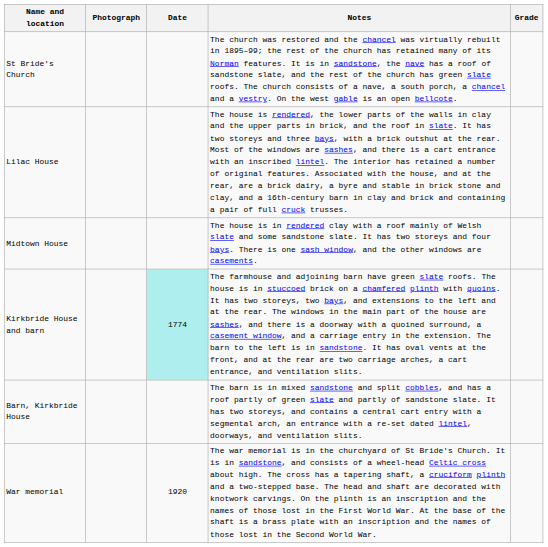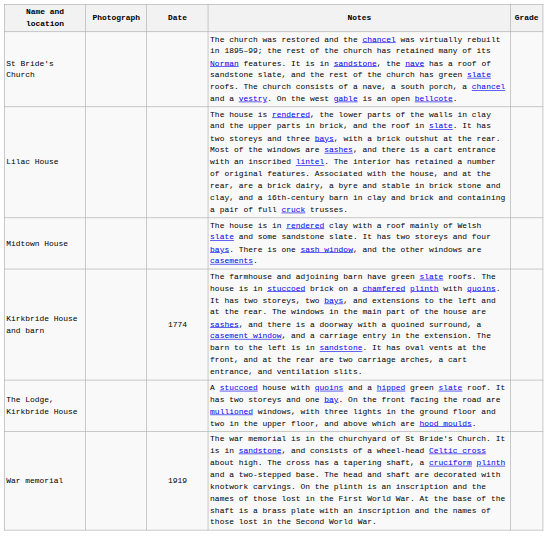(177, 324) paleturquoise background -> (177, 324) no background
- row: (42, 411)
+ row: (42, 406)
(177, 493) 1920 -> (177, 481) 1919
